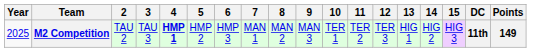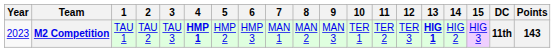+ column: (124, 12)
(18, 33) 2025 -> (18, 33) 2023
(409, 33) normal -> (433, 33) bold
(508, 33) 149 -> (532, 33) 143
